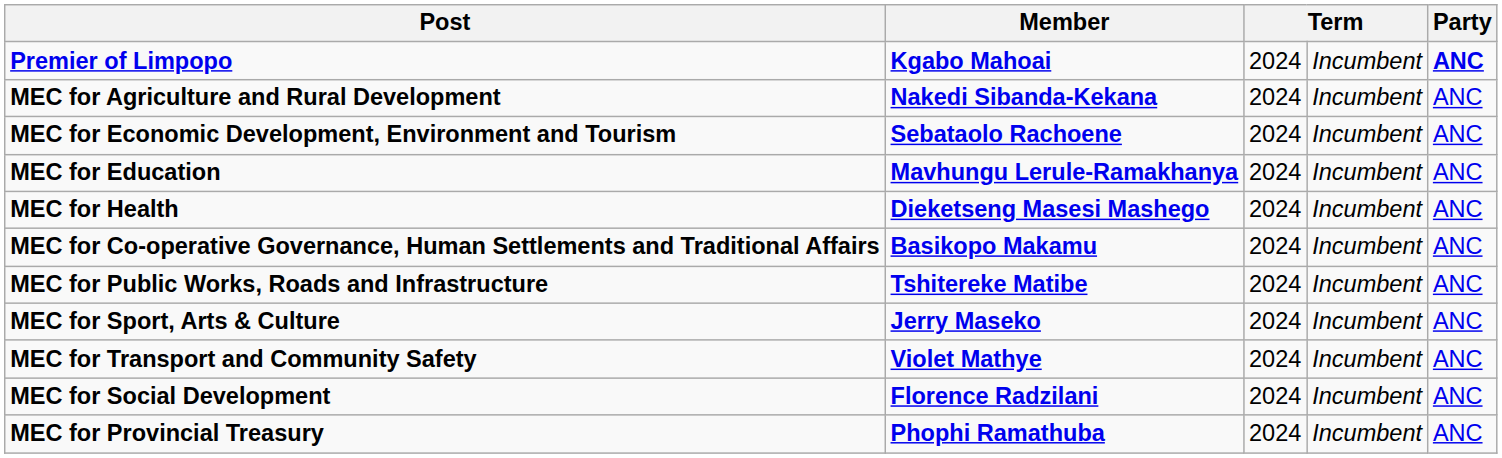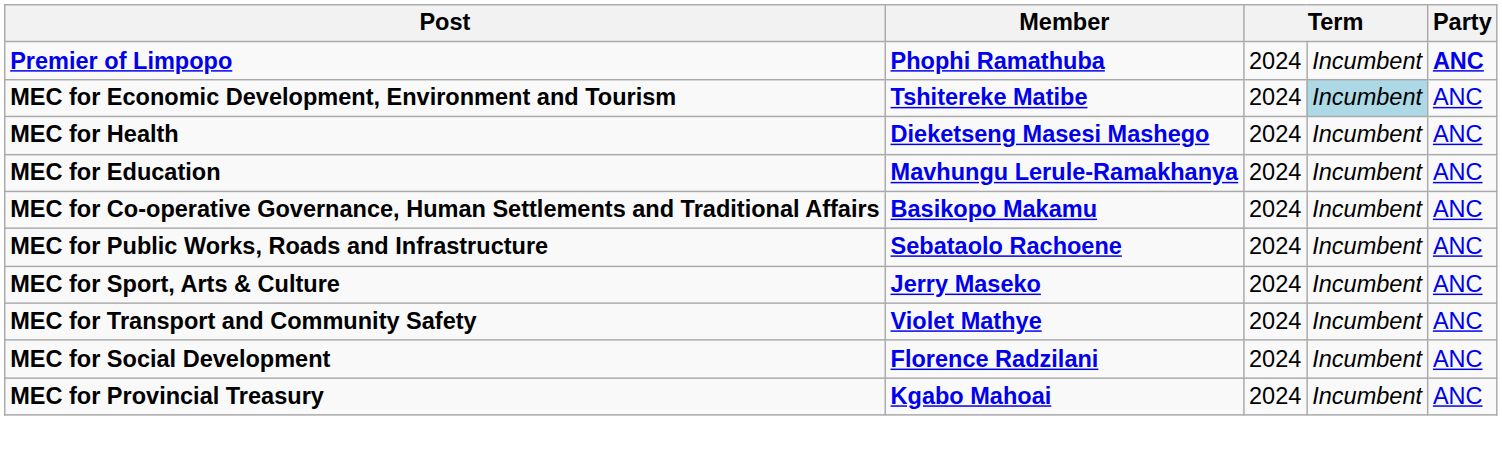(971, 60) Kgabo Mahoai -> (998, 60) Phophi Ramathuba
- row: (255, 97)
(1006, 135) Sebataolo Rachoene -> (989, 97) Tshitereke Matibe
(1367, 135) no background -> (1367, 97) lightblue background
rows swapped: (115, 172) <-> (94, 209)
(989, 284) Tshitereke Matibe -> (1006, 246) Sebataolo Rachoene
(998, 433) Phophi Ramathuba -> (971, 396) Kgabo Mahoai
